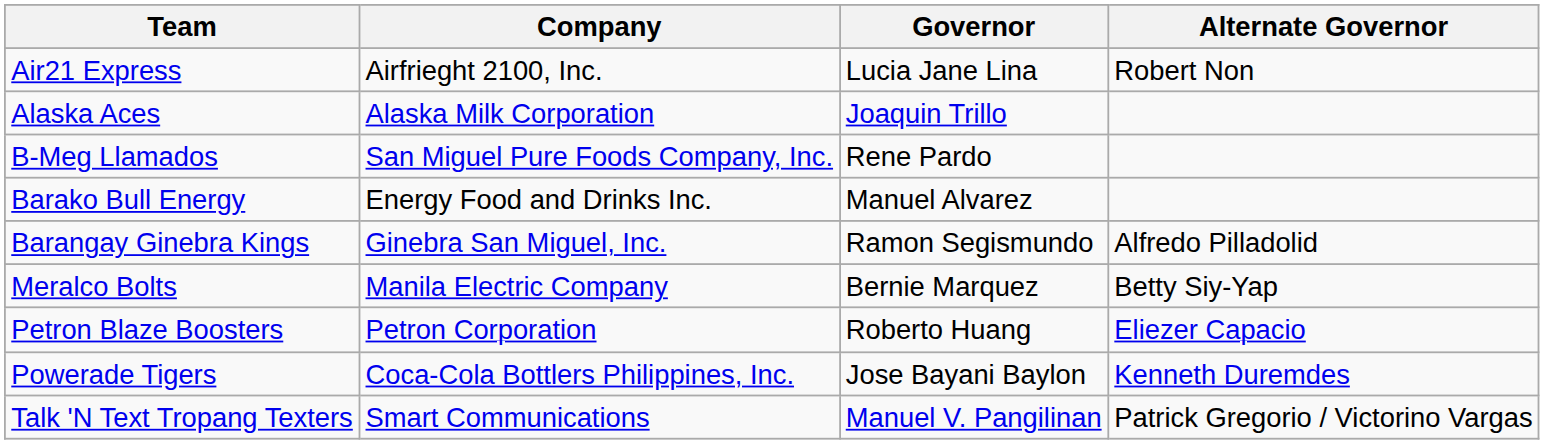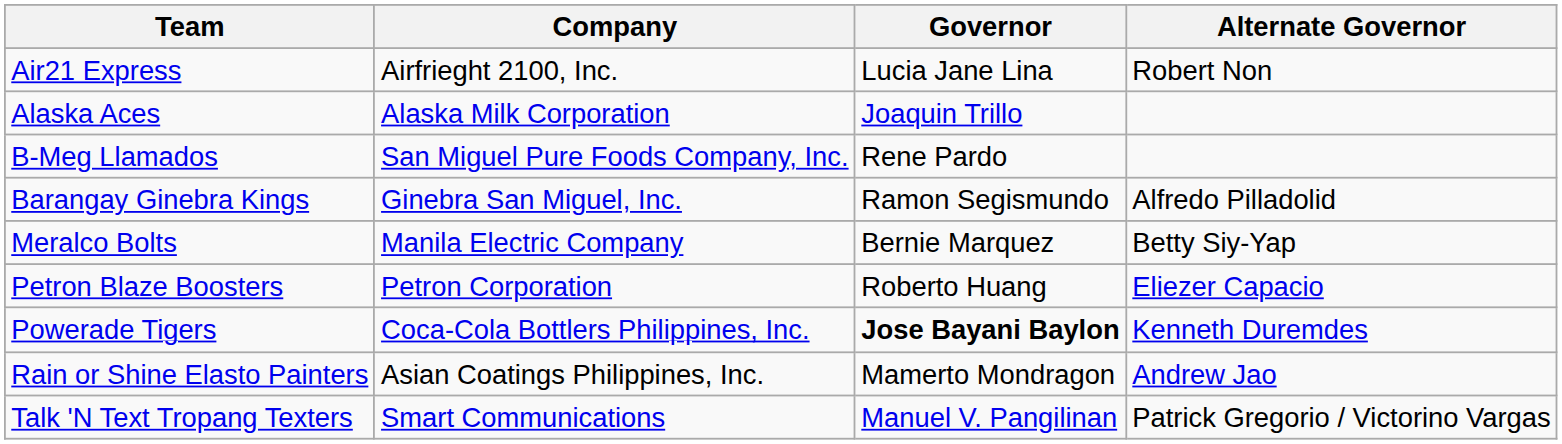- row: (128, 200)
(966, 373) normal -> (990, 330) bold
+ row: (190, 373)
